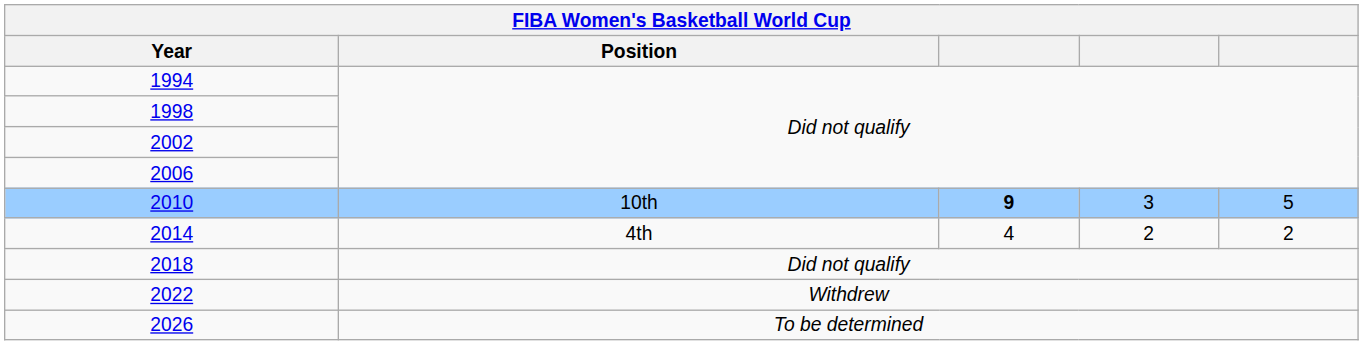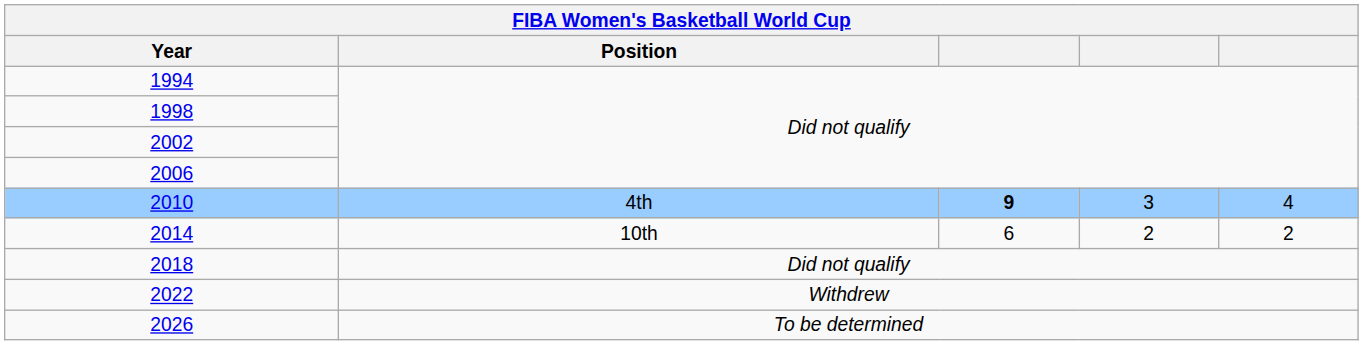(639, 203) 10th -> (639, 203) 4th
(1288, 203) 5 -> (1288, 203) 4
(639, 234) 4th -> (639, 234) 10th
(1009, 234) 4 -> (1009, 234) 6
